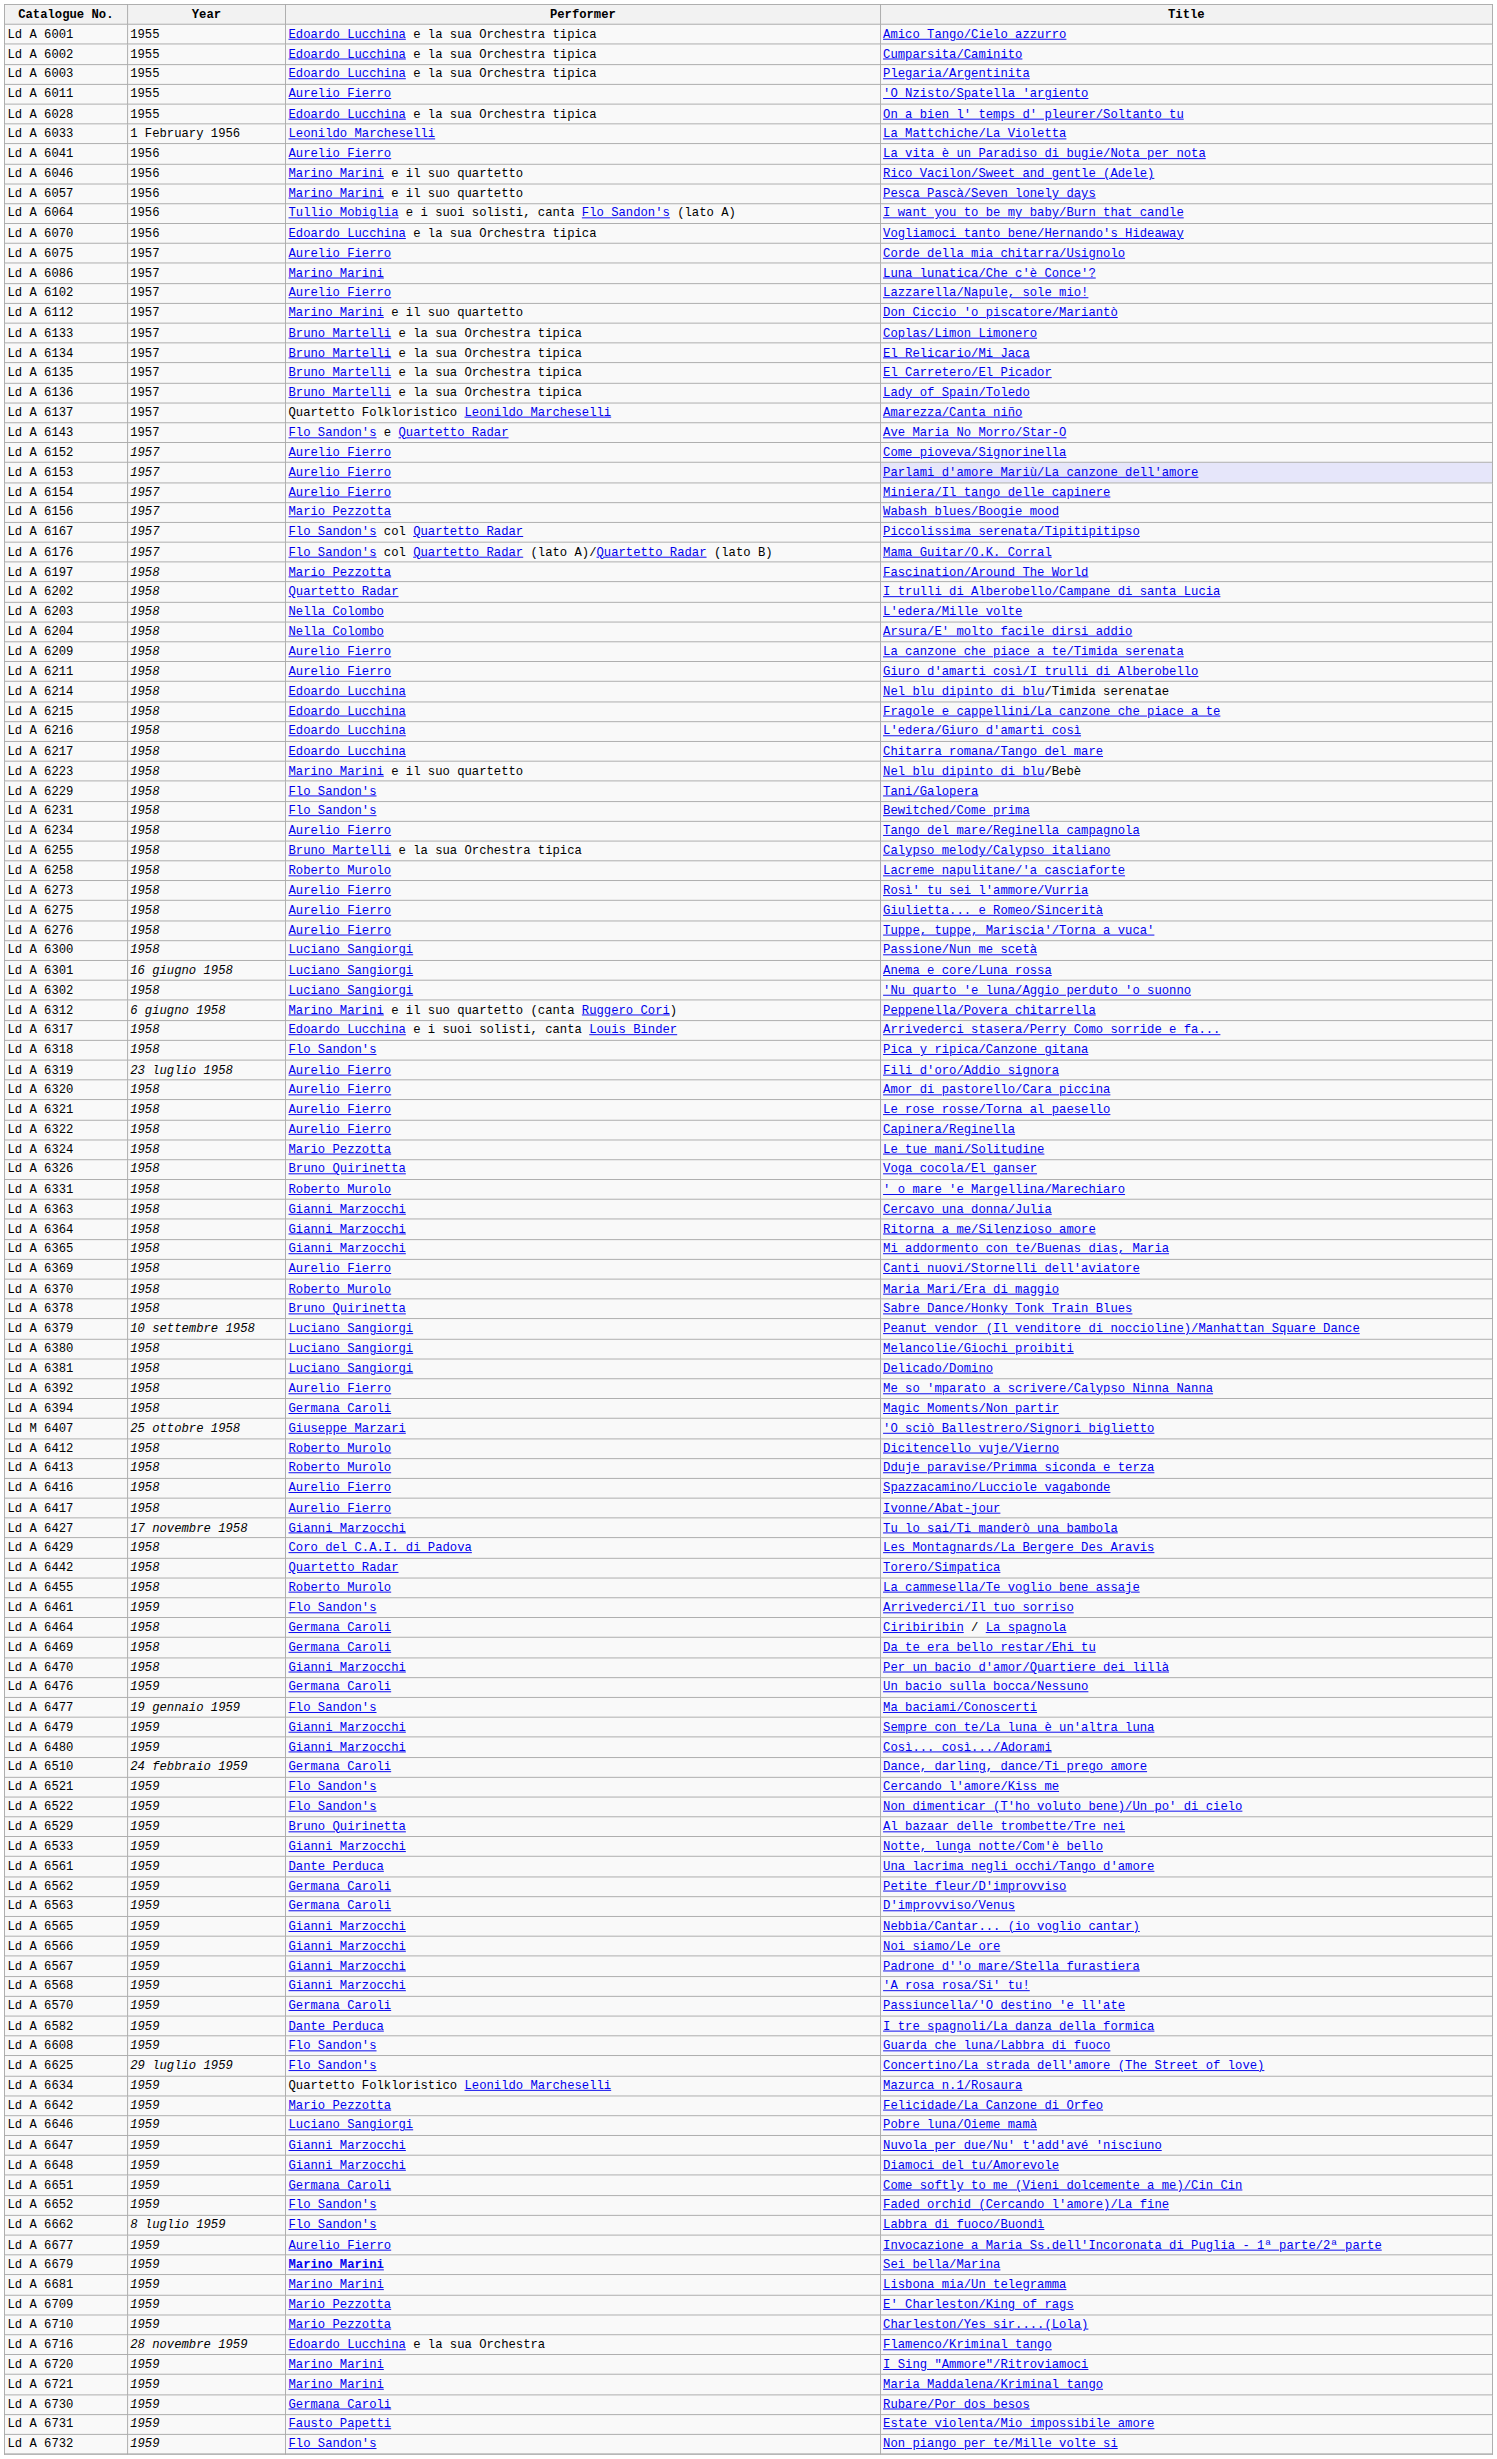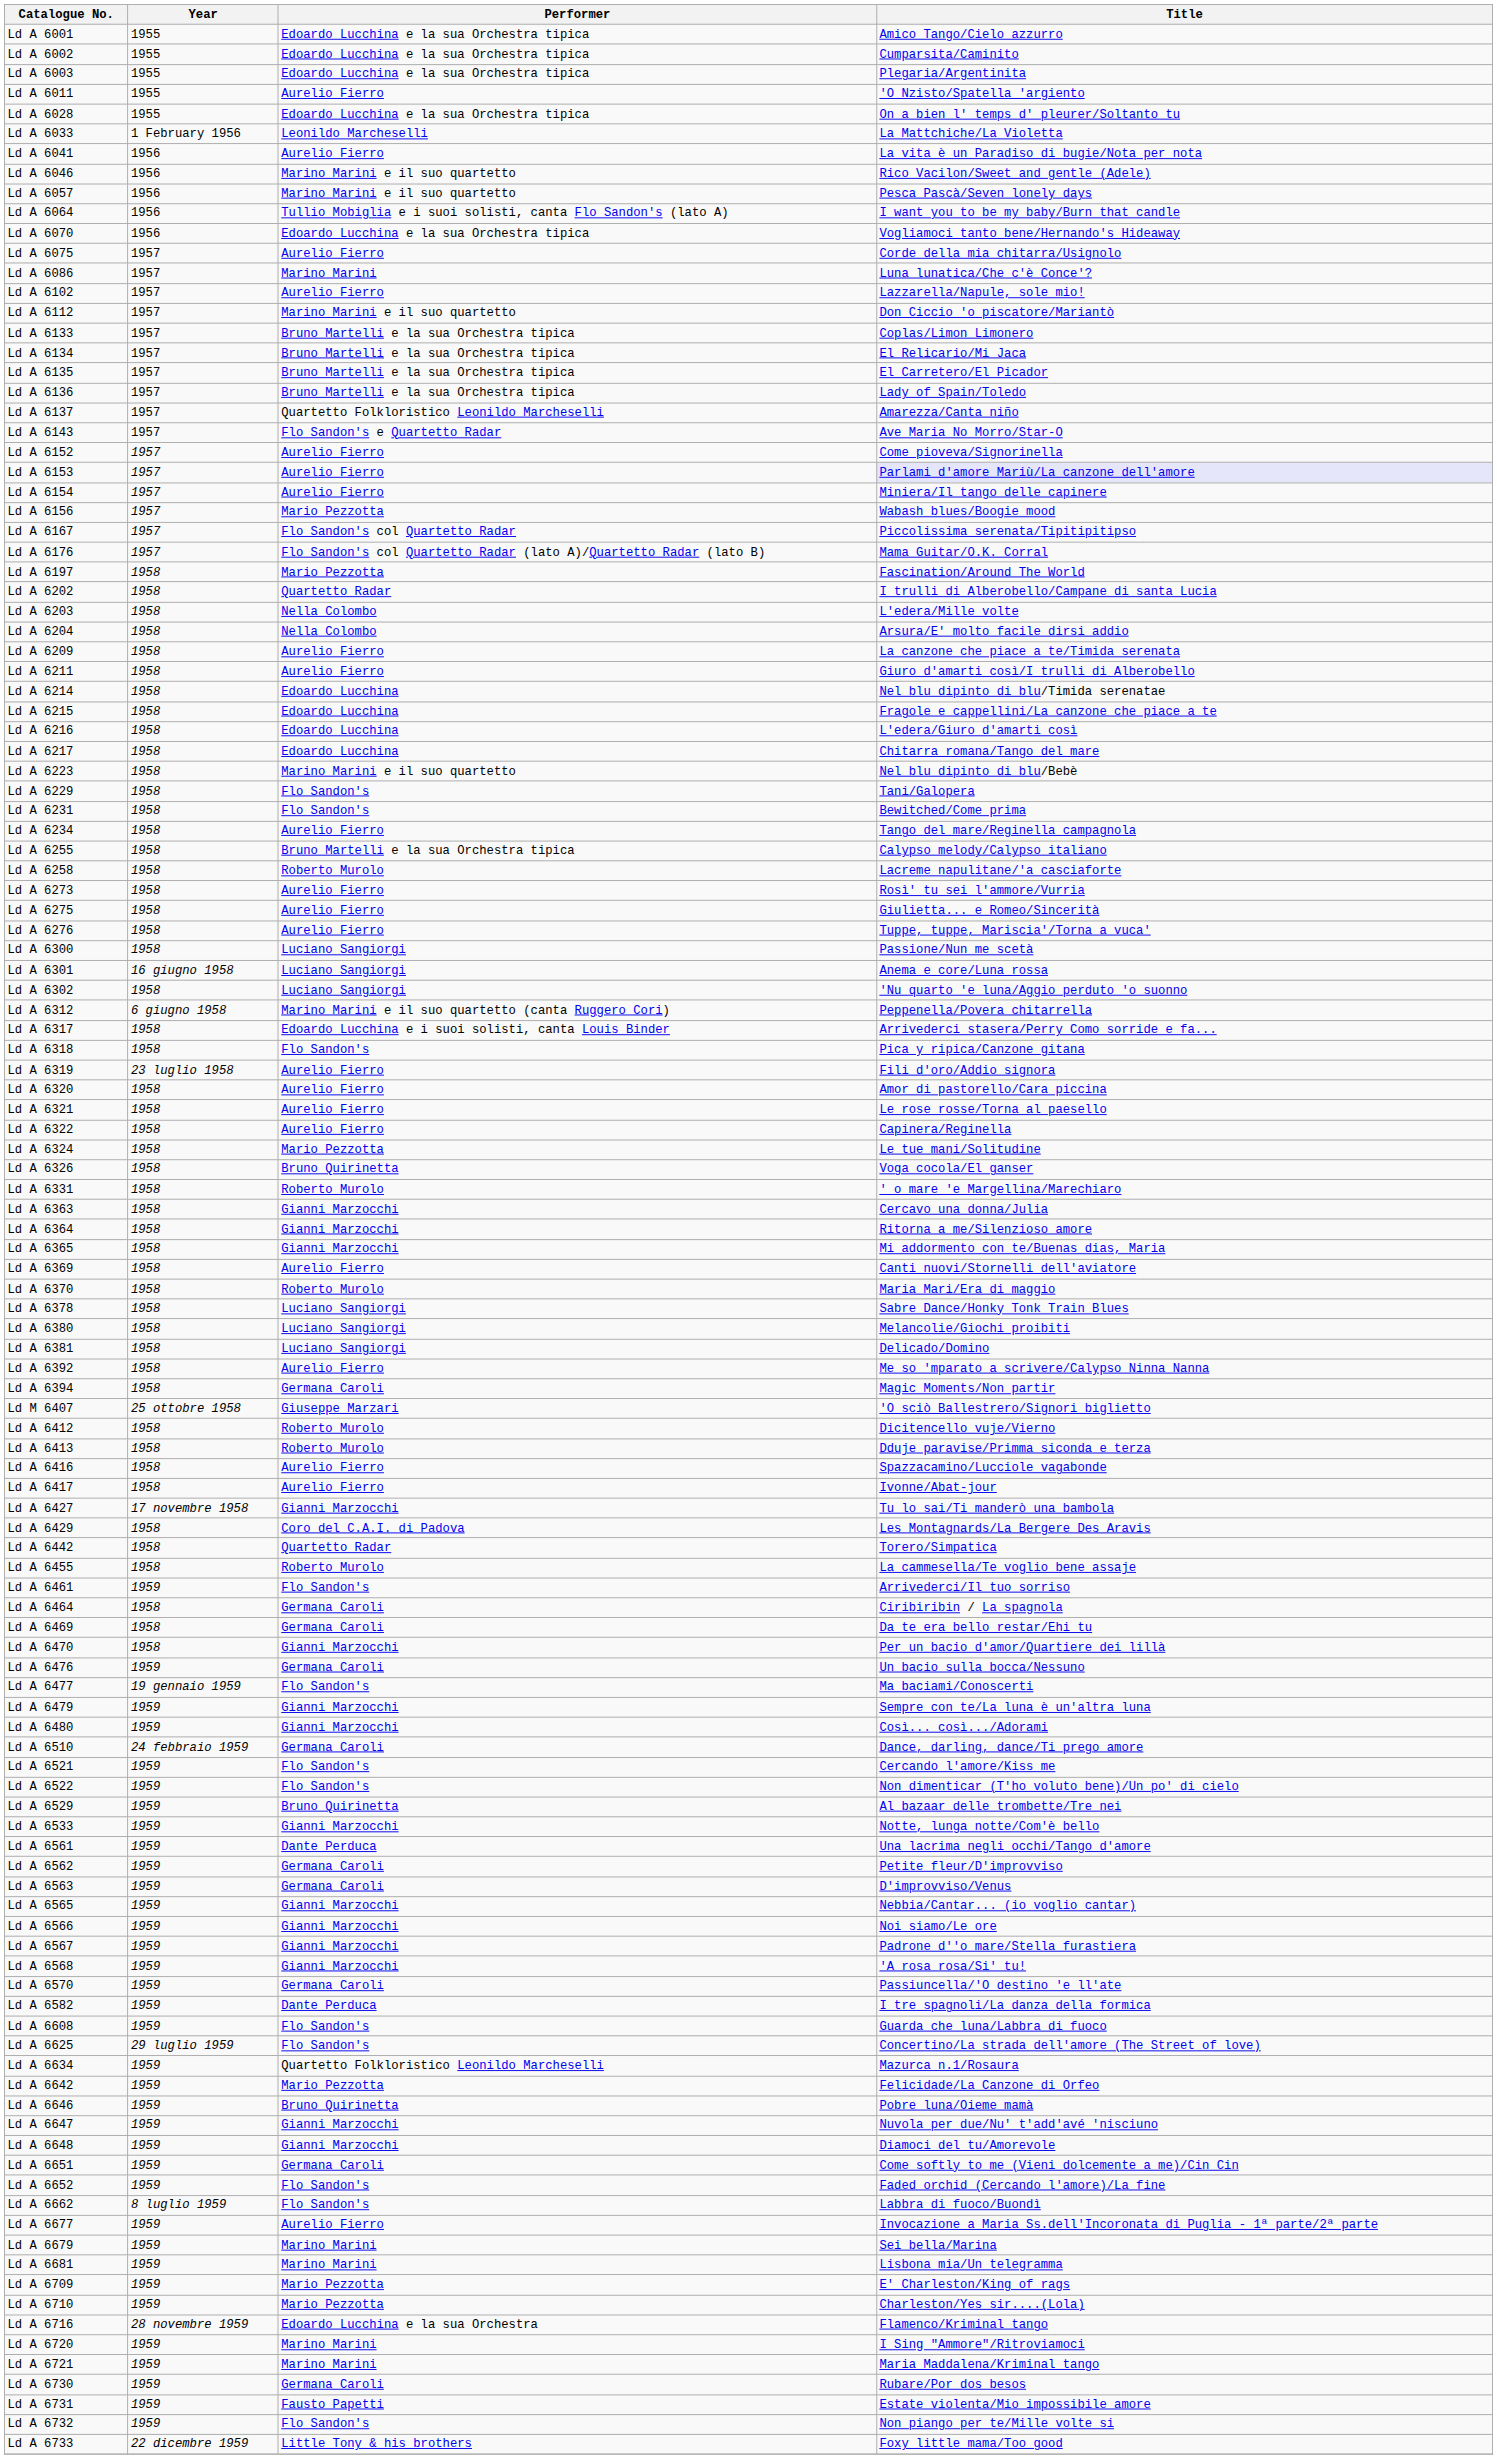(347, 1309) Bruno Quirinetta -> (344, 1309) Luciano Sangiorgi
- row: (40, 1329)
(351, 2126) Luciano Sangiorgi -> (340, 2106) Bruno Quirinetta
(336, 2265) bold -> (329, 2245) normal
+ row: (40, 2444)
